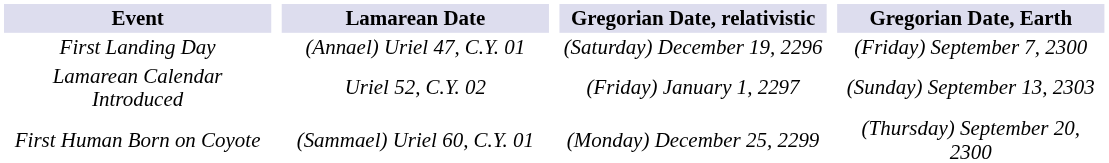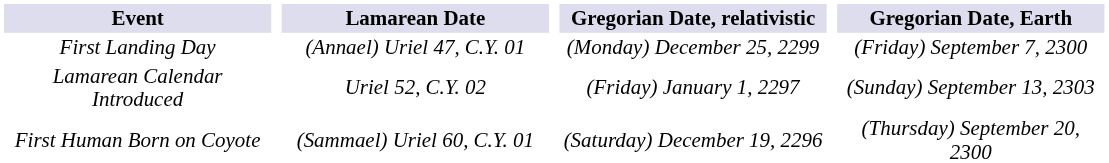(693, 47) (Saturday) December 19, 2296 -> (693, 47) (Monday) December 25, 2299
(693, 140) (Monday) December 25, 2299 -> (693, 140) (Saturday) December 19, 2296
